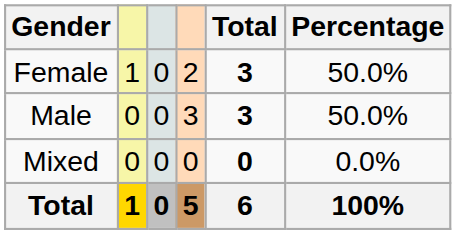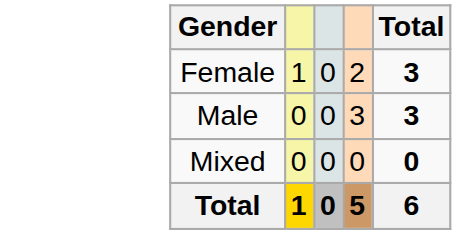- column: (368, 27)
